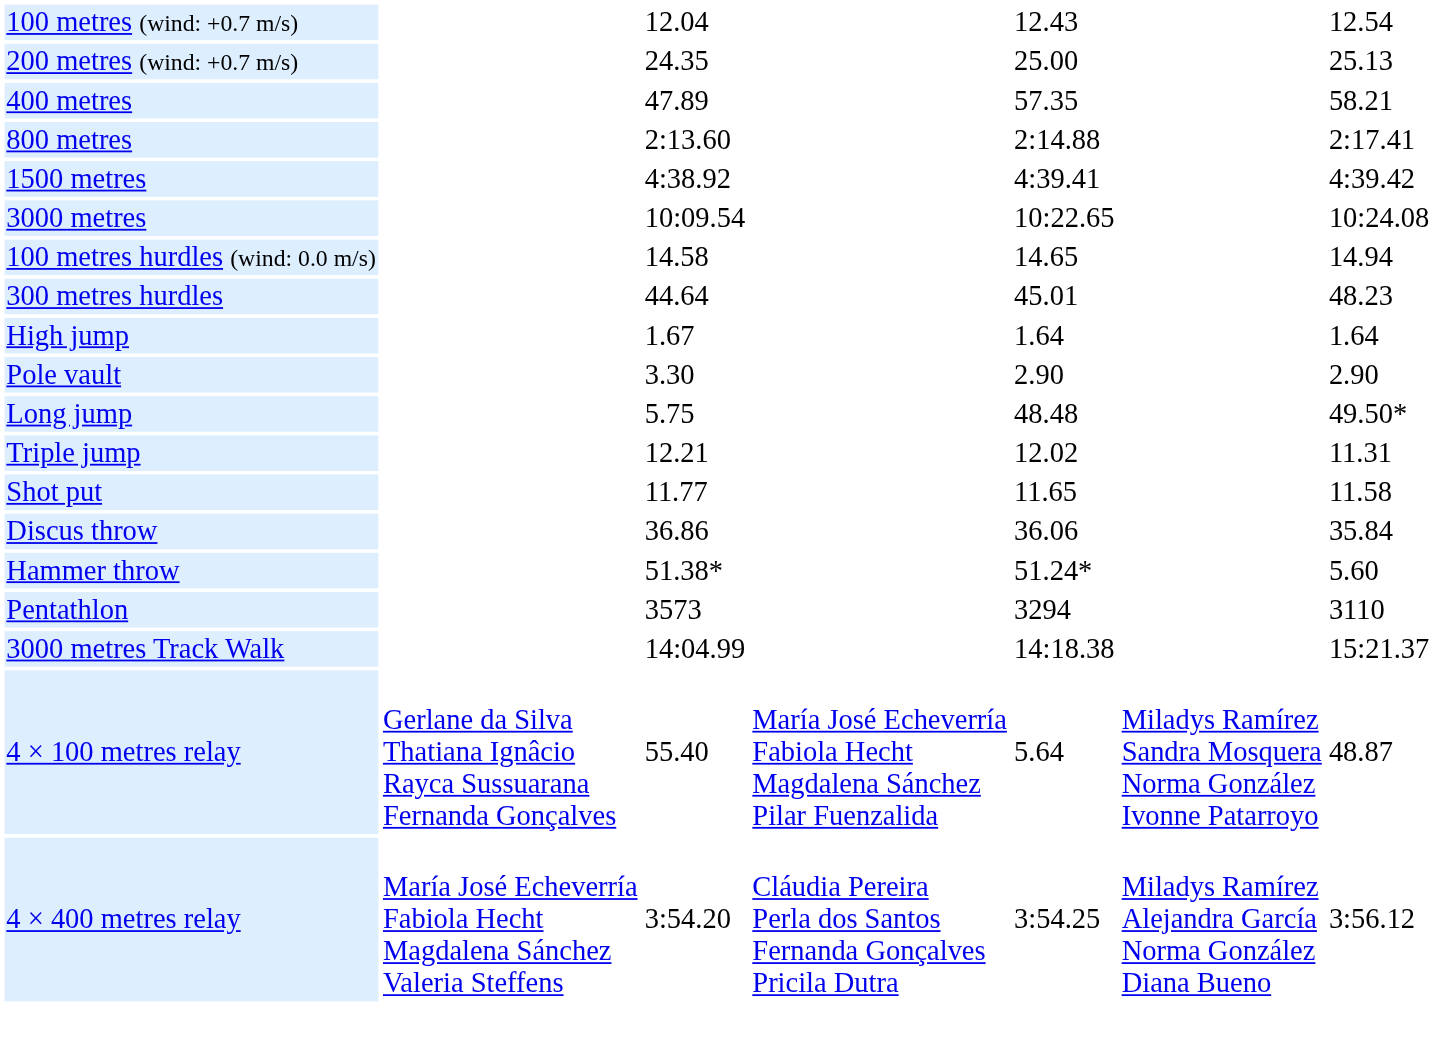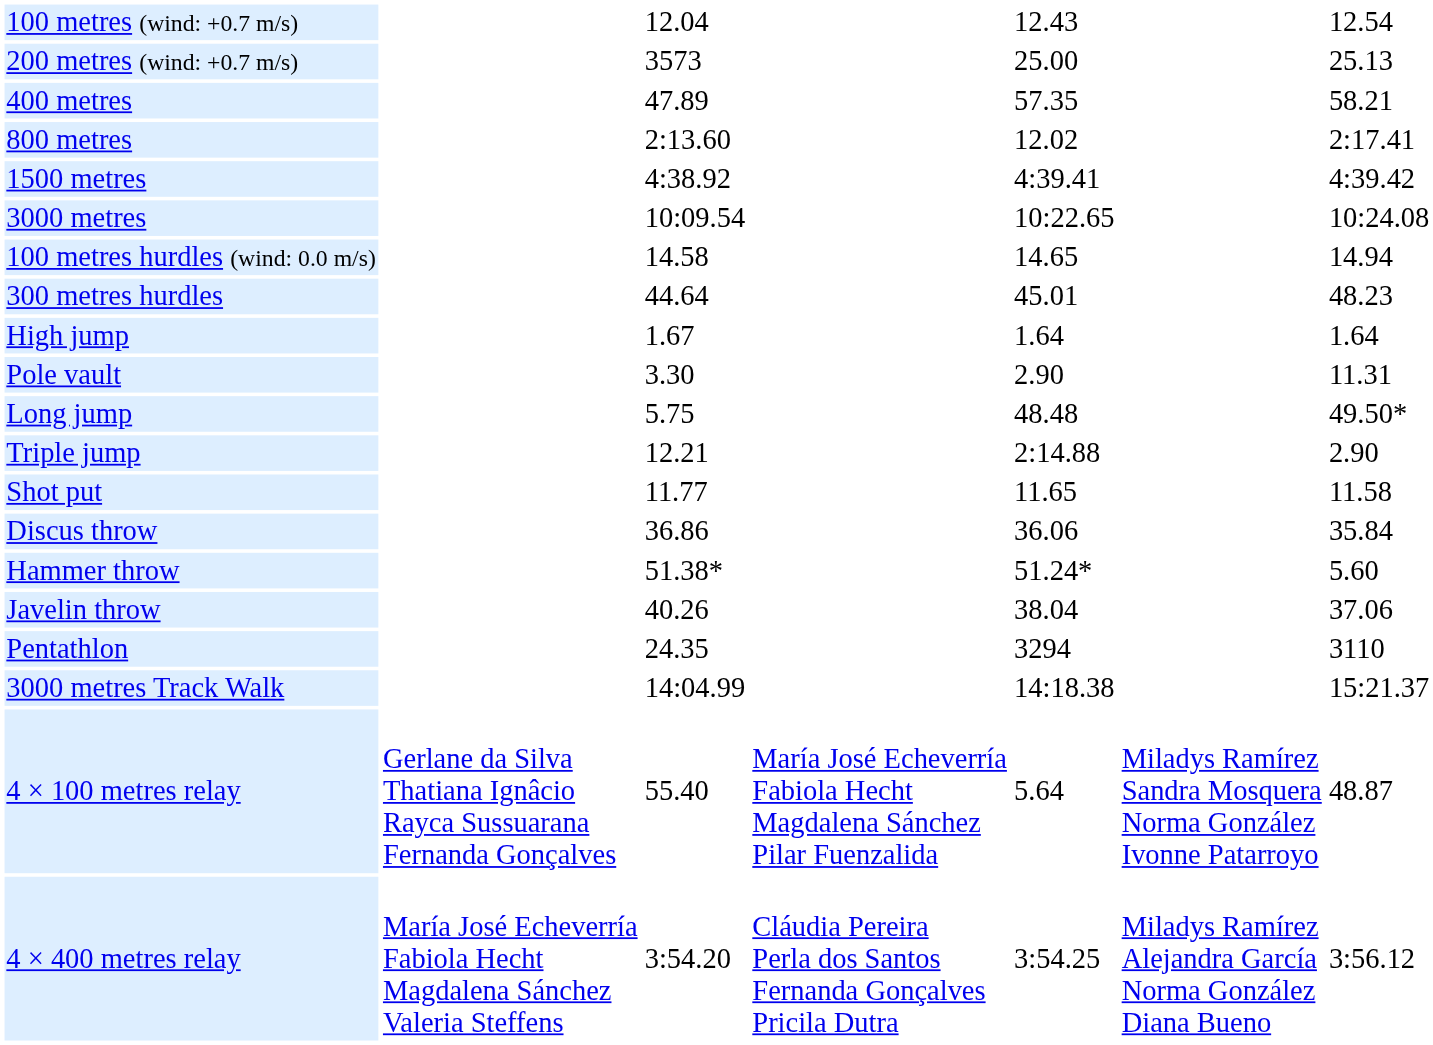(677, 61) 24.35 -> (673, 61) 3573
(1057, 139) 2:14.88 -> (1046, 139) 12.02
(1354, 374) 2.90 -> (1360, 374) 11.31
(1046, 452) 12.02 -> (1057, 452) 2:14.88
(1360, 452) 11.31 -> (1354, 452) 2.90
+ row: (83, 609)
(673, 609) 3573 -> (677, 648) 24.35
